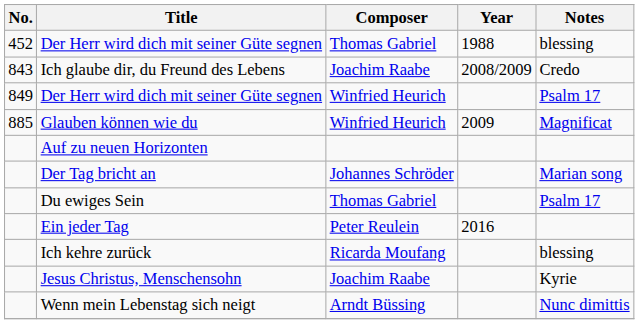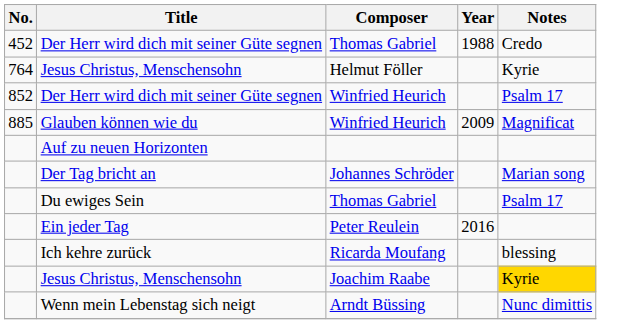(566, 43) blessing -> (522, 43) Credo
+ row: (141, 69)
- row: (163, 69)
(21, 95) 849 -> (21, 95) 852
(558, 278) no background -> (521, 278) gold background
